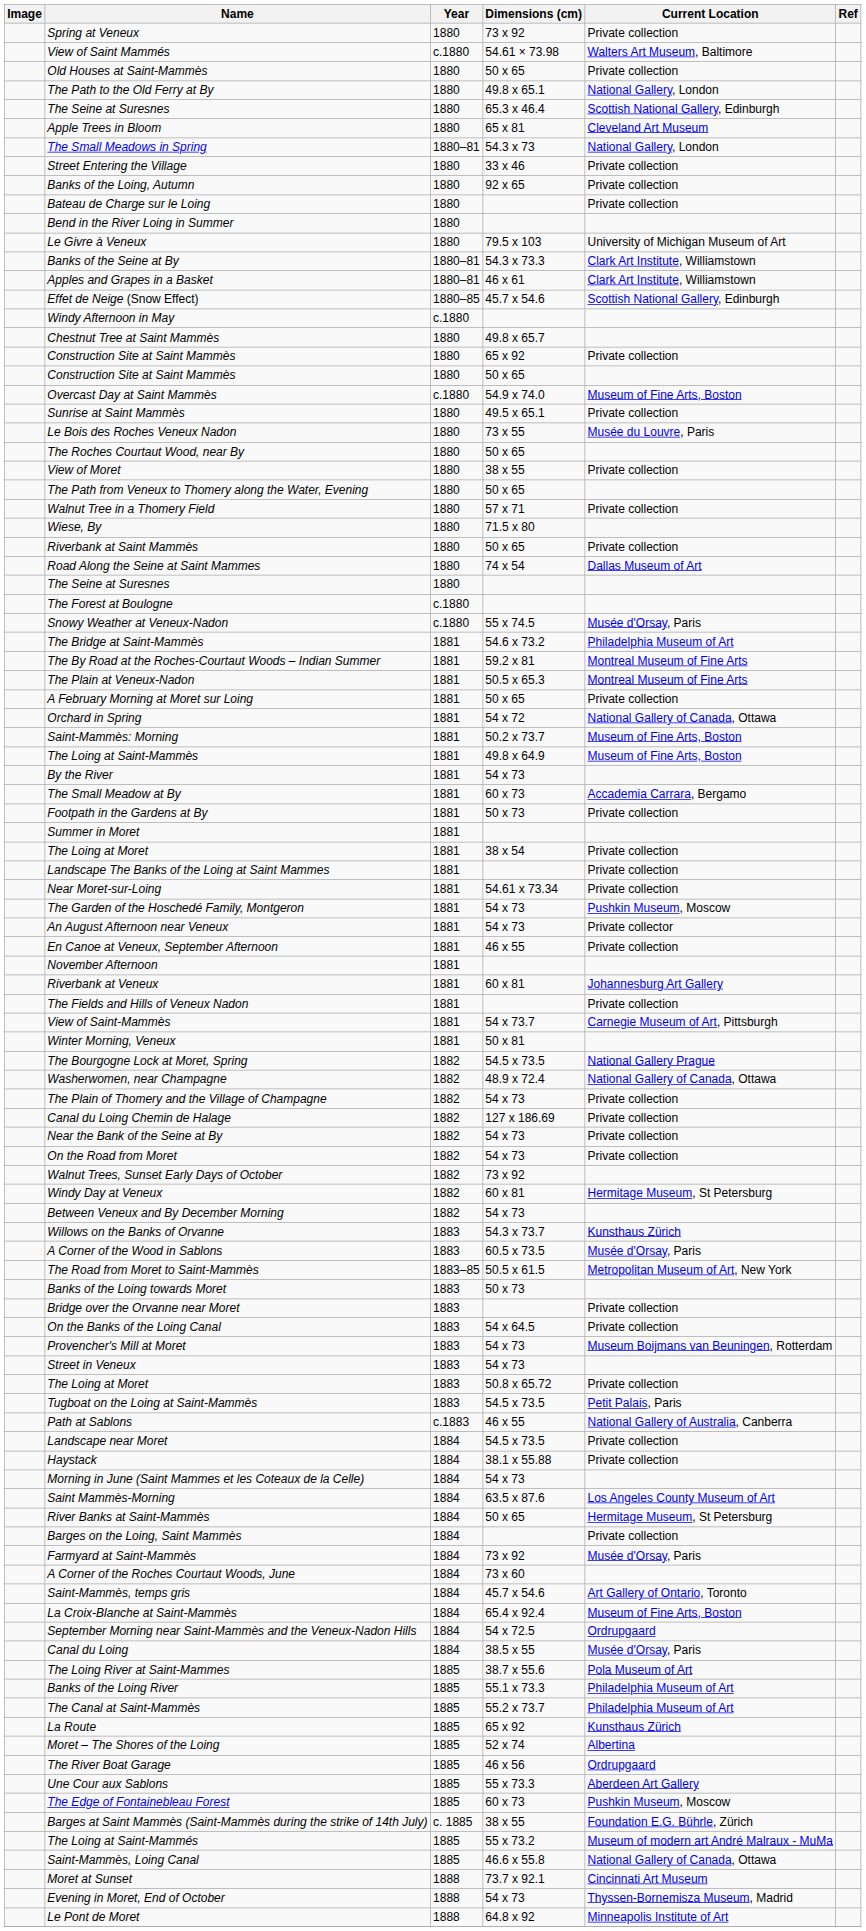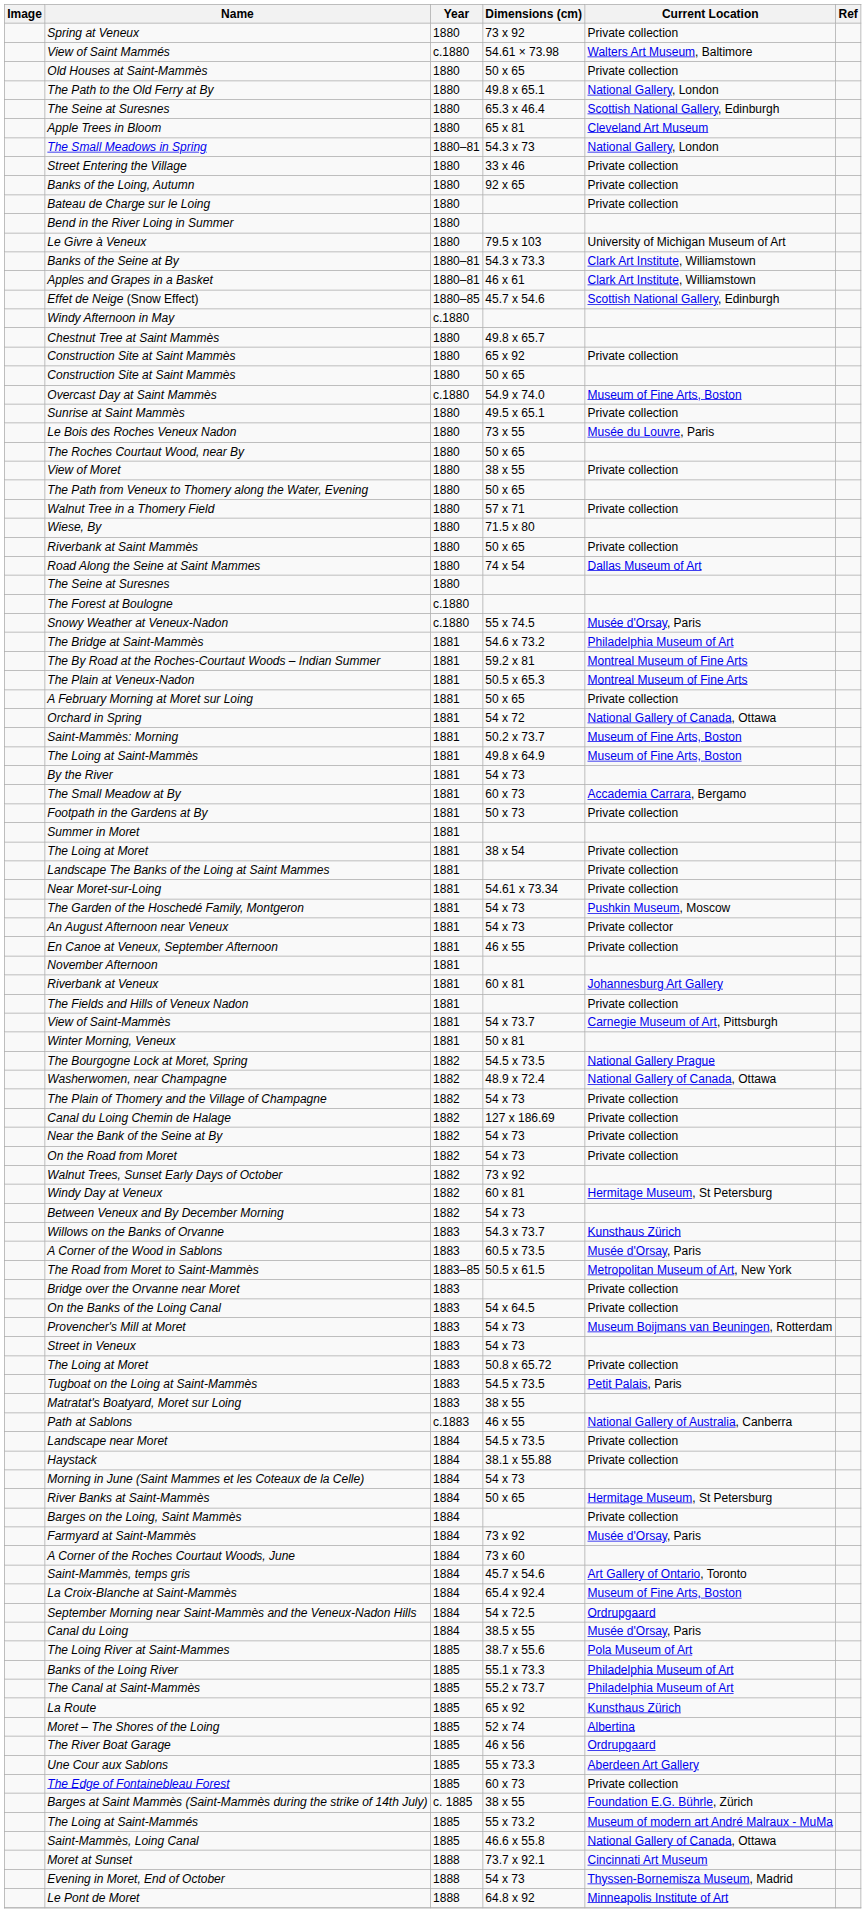- row: (137, 1289)
+ row: (144, 1403)
- row: (111, 1498)
(659, 1802) Pushkin Museum, Moscow -> (633, 1783) Private collection
